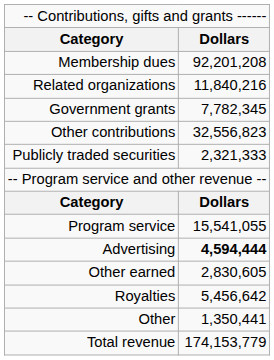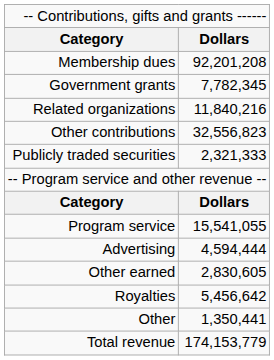rows swapped: (104, 86) <-> (112, 109)
(234, 249) bold -> (234, 249) normal
